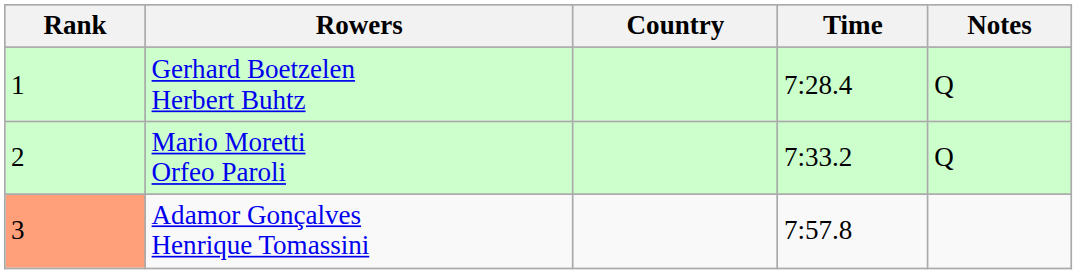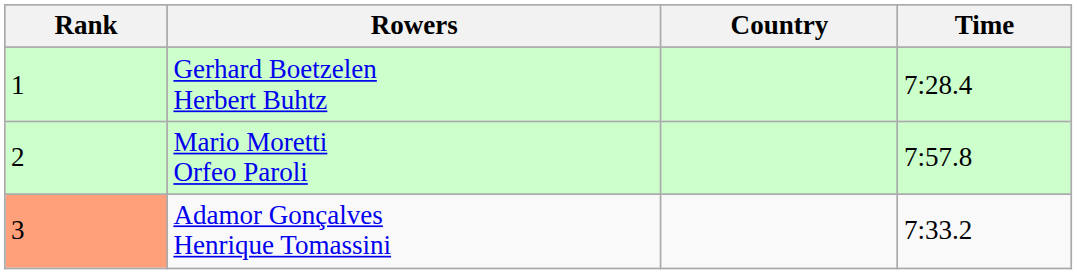- column: (1000, 25)
(818, 157) 7:33.2 -> (938, 157) 7:57.8
(818, 230) 7:57.8 -> (938, 230) 7:33.2
